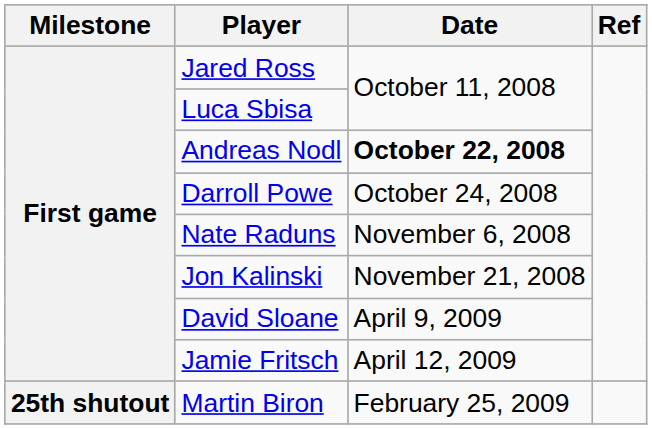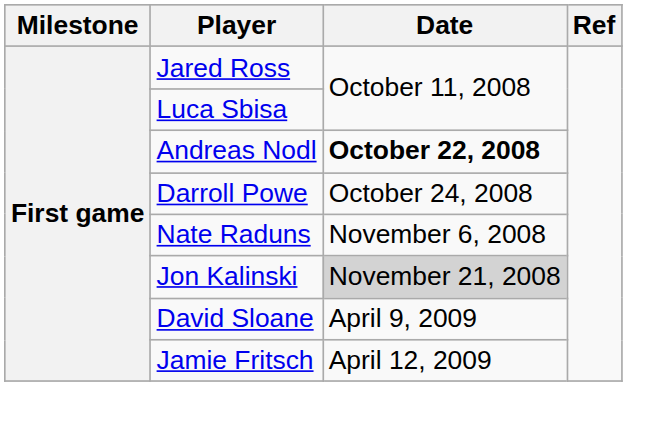(470, 276) no background -> (445, 276) lightgrey background
- row: (253, 402)
